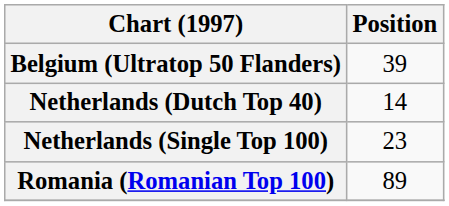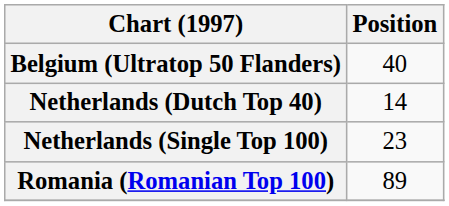(395, 63) 39 -> (395, 63) 40
